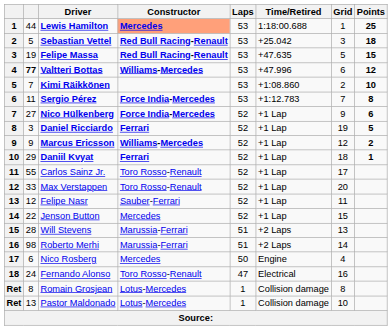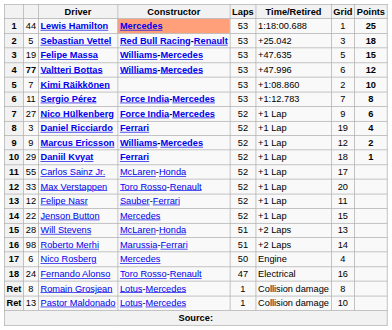(174, 55) Red Bull Racing-Renault -> (161, 55) Williams-Mercedes
(371, 128) 5 -> (371, 128) 4
(161, 172) Toro Rosso-Renault -> (153, 172) McLaren-Honda
(154, 230) Marussia-Ferrari -> (153, 230) McLaren-Honda
